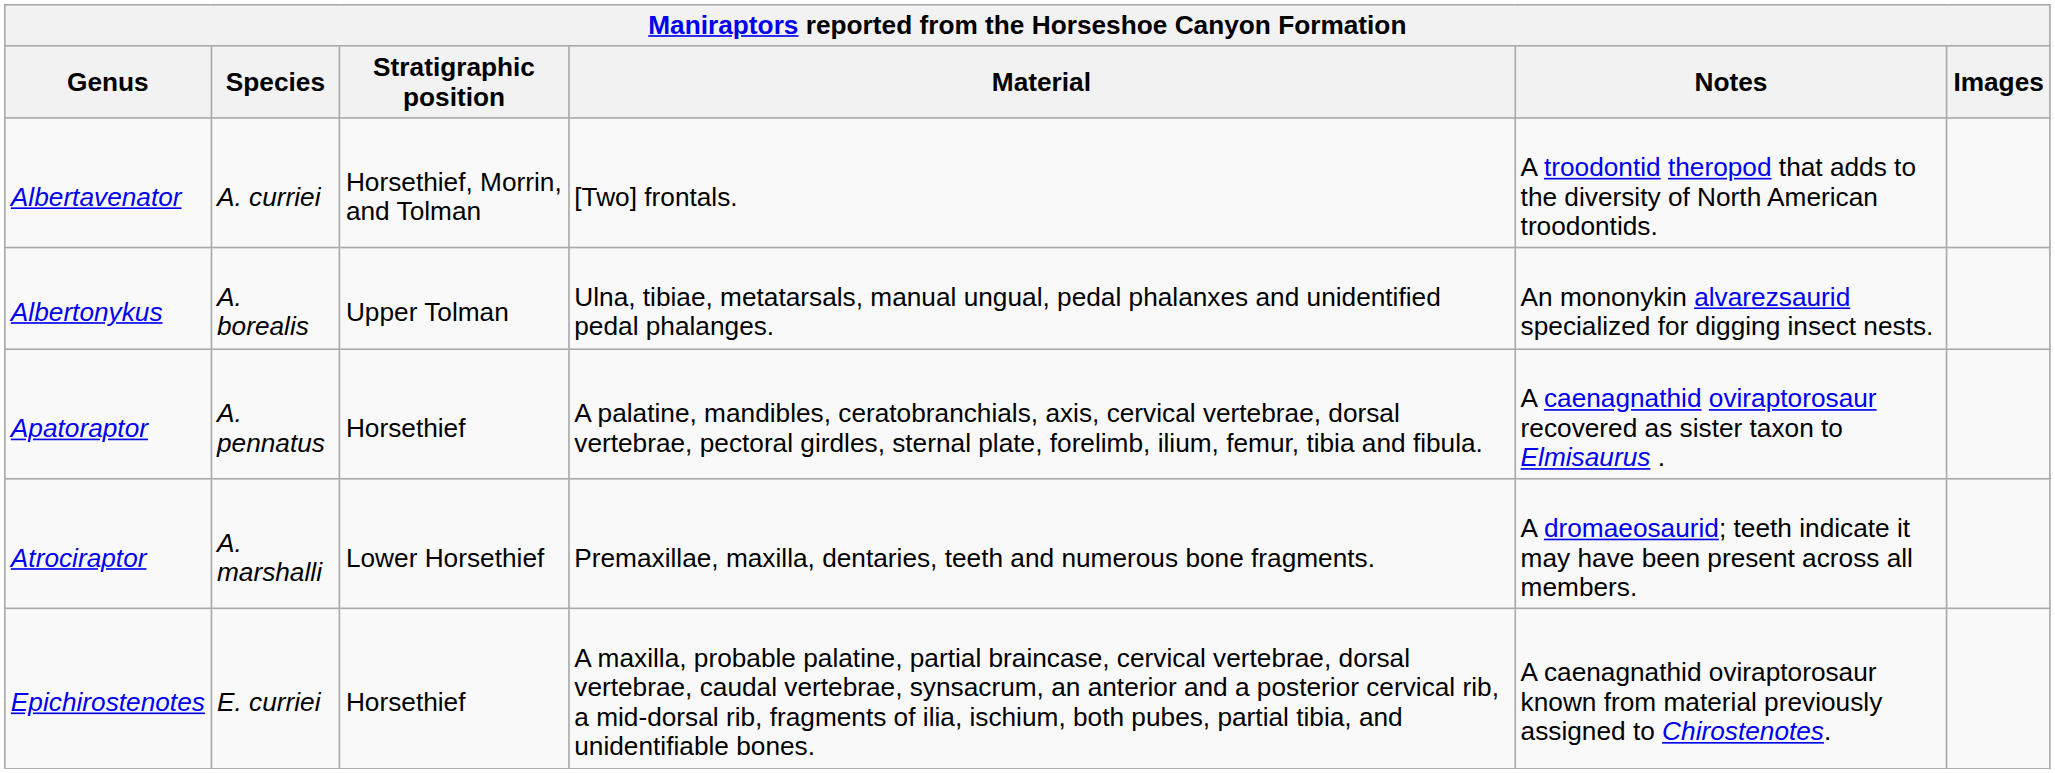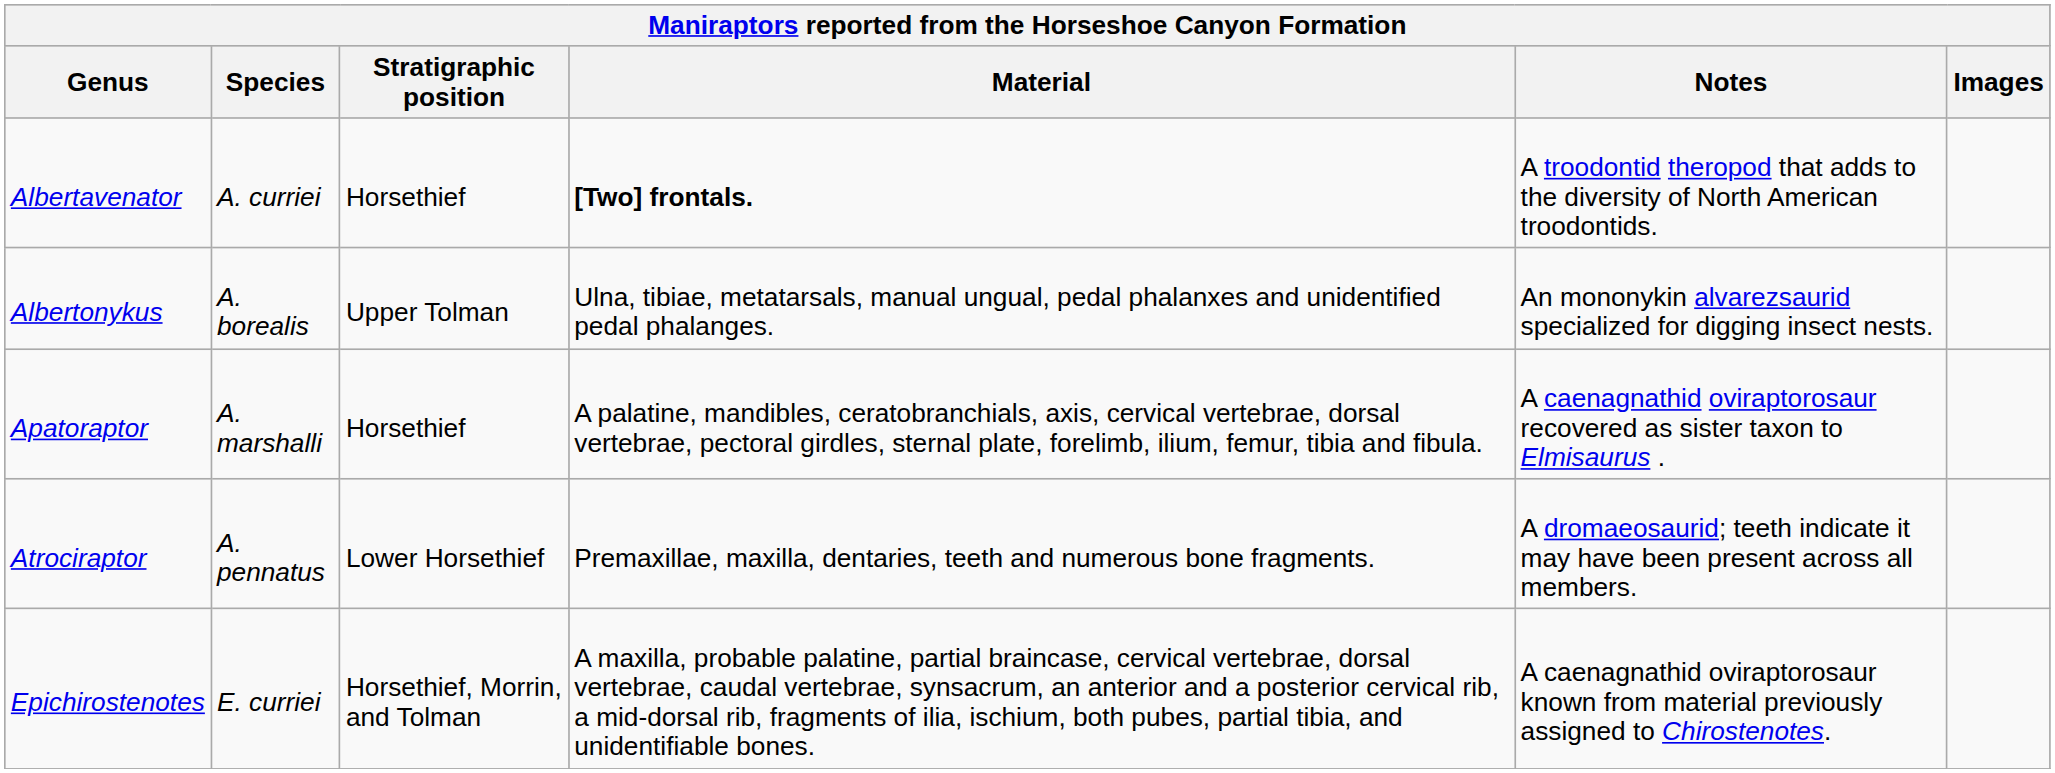(454, 197) Horsethief, Morrin, and Tolman -> (406, 197) Horsethief
(656, 197) normal -> (664, 197) bold
(271, 427) A. pennatus -> (269, 427) A. marshalli
(269, 558) A. marshalli -> (271, 558) A. pennatus
(406, 703) Horsethief -> (454, 703) Horsethief, Morrin, and Tolman
